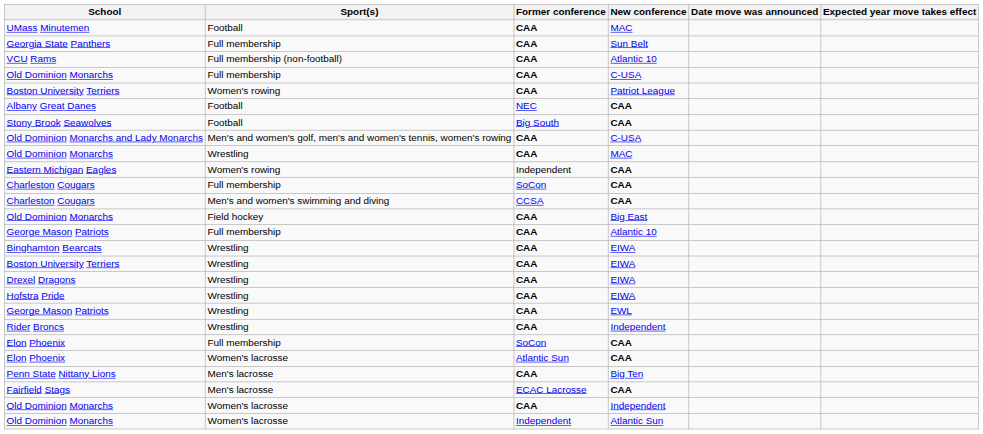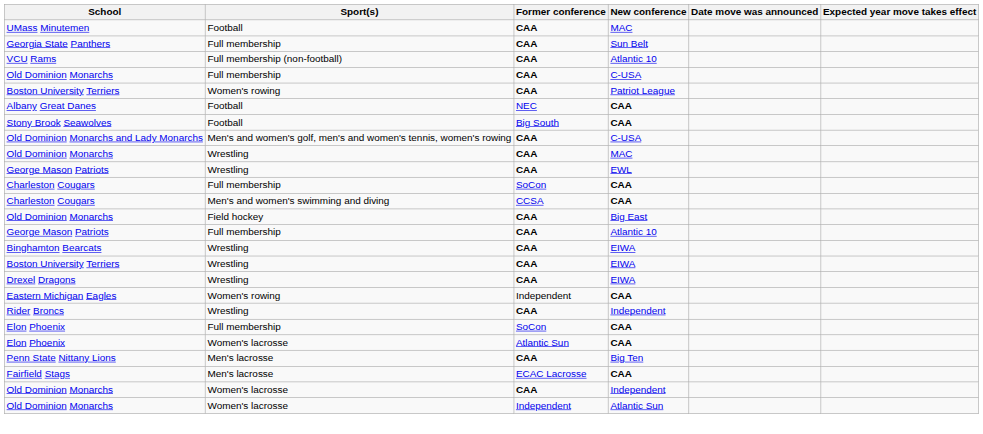rows swapped: (61, 169) <-> (58, 311)
- row: (36, 295)
